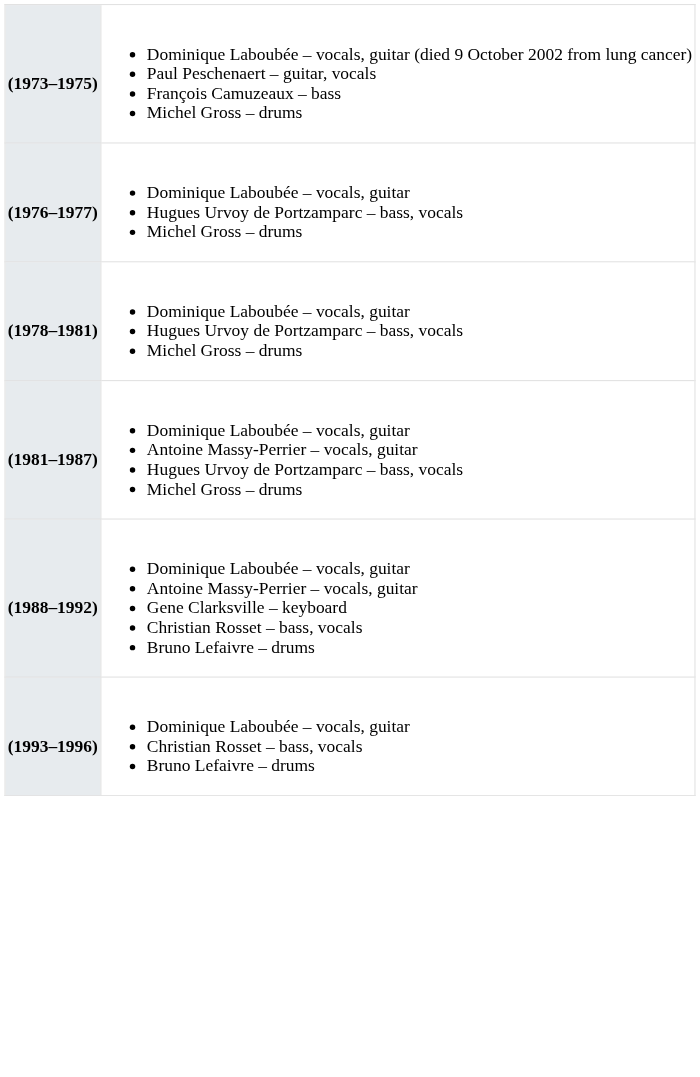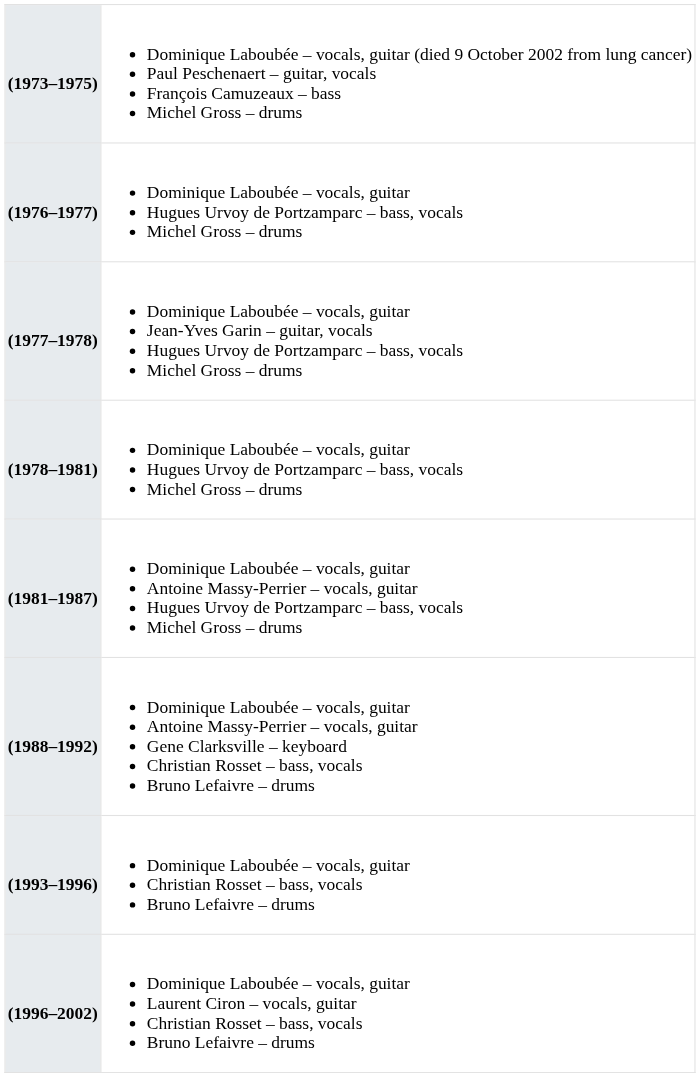+ row: (53, 340)
+ row: (53, 1013)
